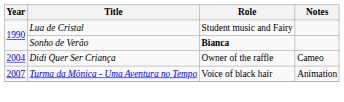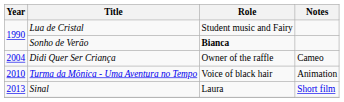(16, 74) 2007 -> (16, 74) 2010
+ row: (39, 89)
